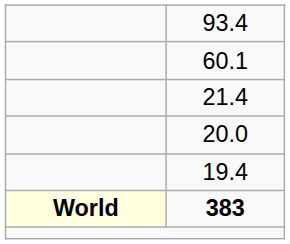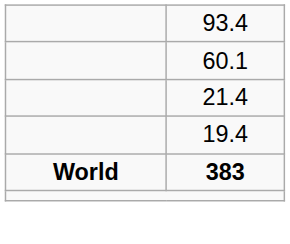- row: (225, 134)
(86, 208) lightyellow background -> (86, 171) no background
